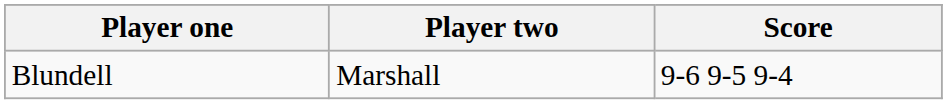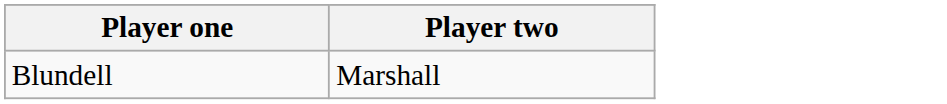- column: (798, 27)
